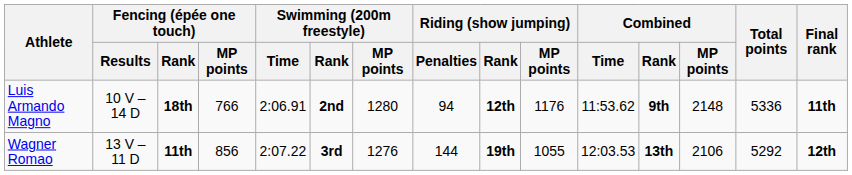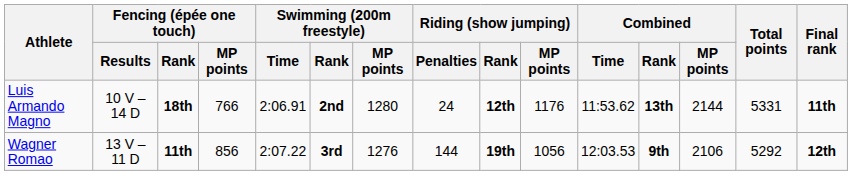(446, 107) 94 -> (446, 107) 24
(659, 107) 9th -> (659, 107) 13th
(708, 107) 2148 -> (708, 107) 2144
(766, 107) 5336 -> (766, 107) 5331
(549, 152) 1055 -> (549, 152) 1056
(659, 152) 13th -> (659, 152) 9th
